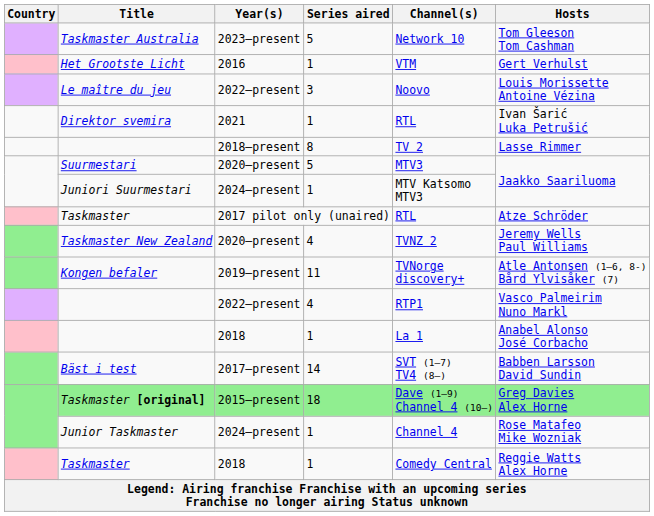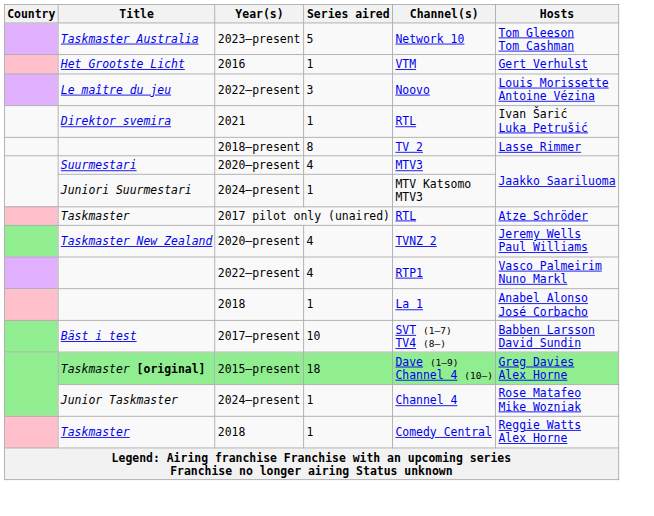(310, 165) 5 -> (310, 165) 4
- row: (109, 273)
(313, 368) 14 -> (313, 337) 10
